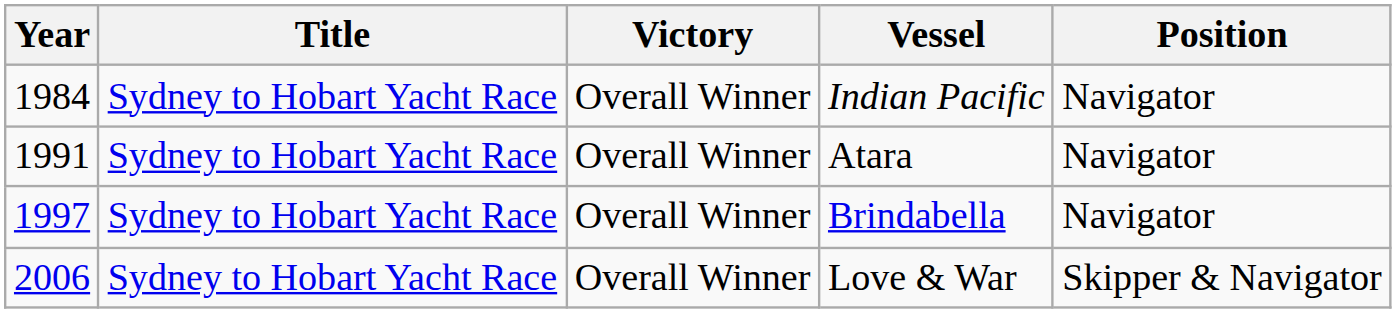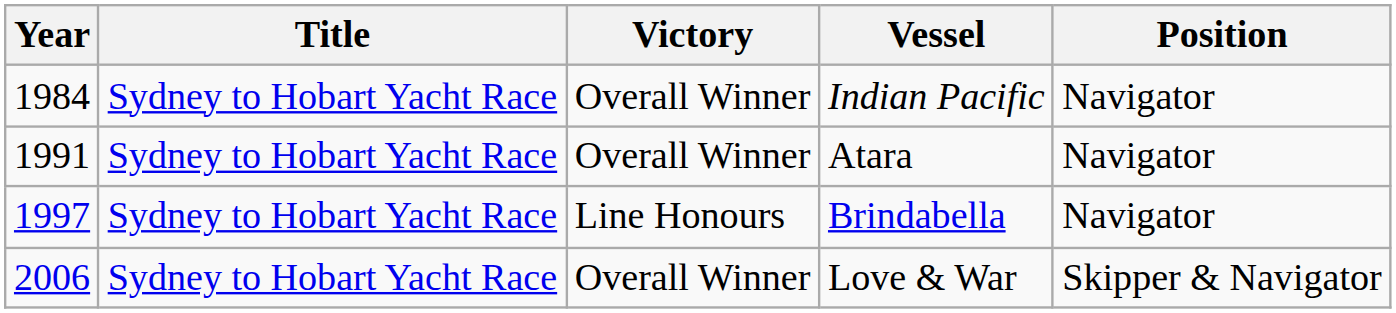(693, 215) Overall Winner -> (680, 215) Line Honours
